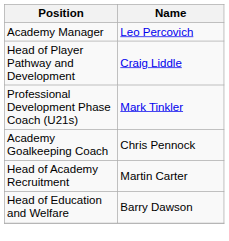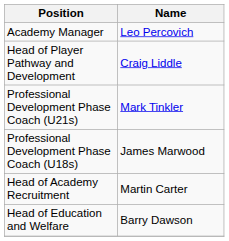+ row: (59, 151)
- row: (58, 145)
